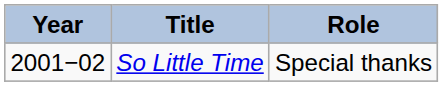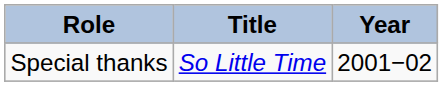columns swapped: (58, 24) <-> (354, 24)
